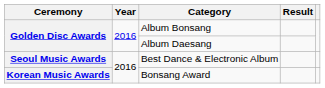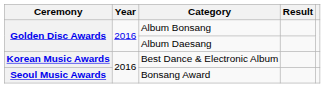(58, 59) Seoul Music Awards -> (58, 59) Korean Music Awards
(58, 75) Korean Music Awards -> (58, 75) Seoul Music Awards
